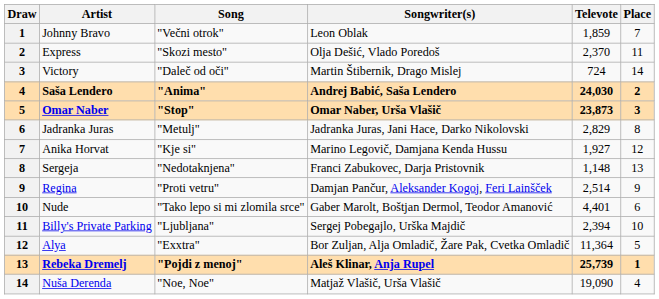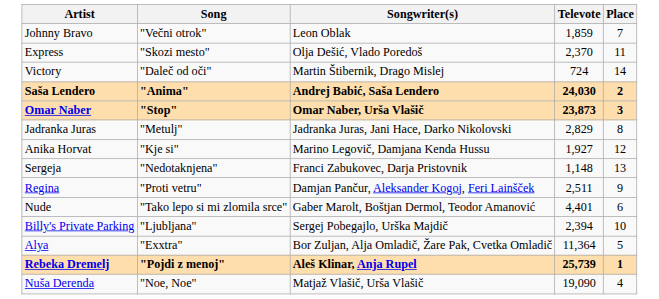- column: (22, 14)
(596, 187) 2,514 -> (579, 187) 2,511
